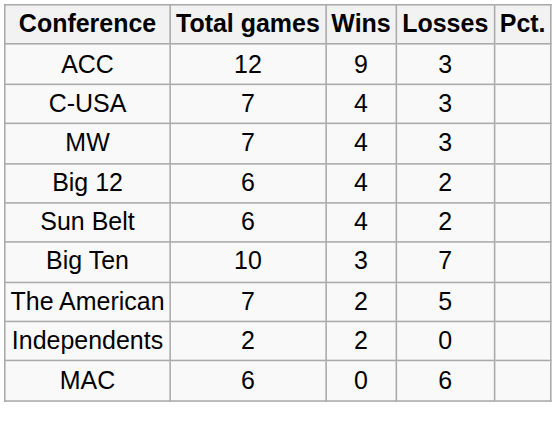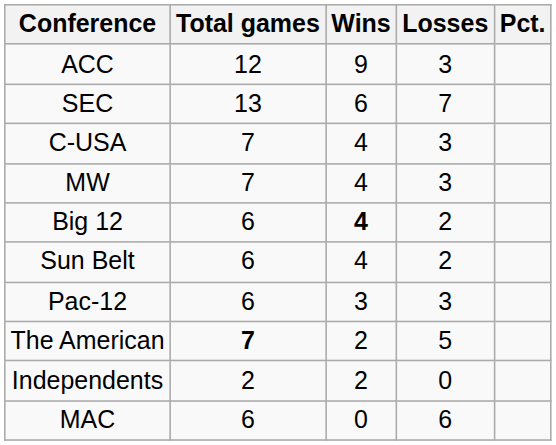+ row: (88, 103)
(361, 182) normal -> (361, 222) bold
- row: (88, 261)
+ row: (88, 301)
(248, 301) normal -> (248, 340) bold
